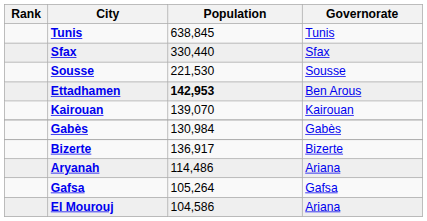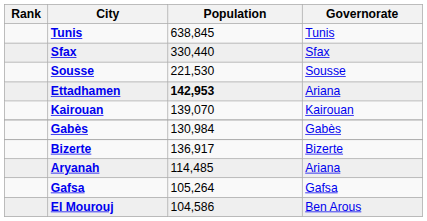(333, 91) Ben Arous -> (323, 91) Ariana
(235, 168) 114,486 -> (235, 168) 114,485
(323, 206) Ariana -> (333, 206) Ben Arous
